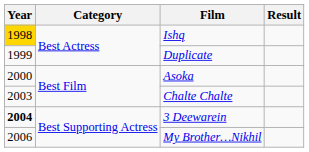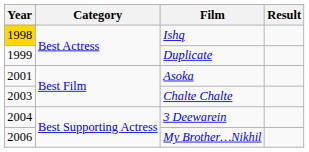(20, 76) 2000 -> (20, 76) 2001
(20, 117) bold -> (20, 117) normal
